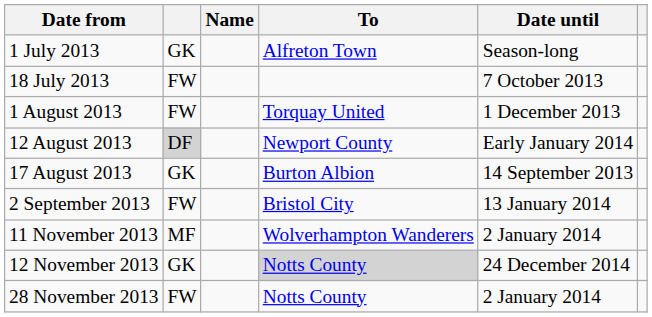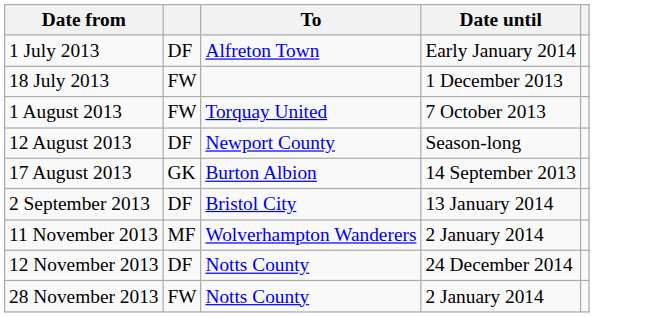- column: (230, 19)
(181, 50) GK -> (180, 50) DF
(531, 50) Season-long -> (501, 50) Early January 2014
(543, 81) 7 October 2013 -> (494, 81) 1 December 2013
(551, 111) 1 December 2013 -> (486, 111) 7 October 2013
(180, 142) lightgrey background -> (180, 142) no background
(558, 142) Early January 2014 -> (473, 142) Season-long
(182, 204) FW -> (180, 204) DF
(181, 265) GK -> (180, 265) DF
(315, 265) lightgrey background -> (257, 265) no background
